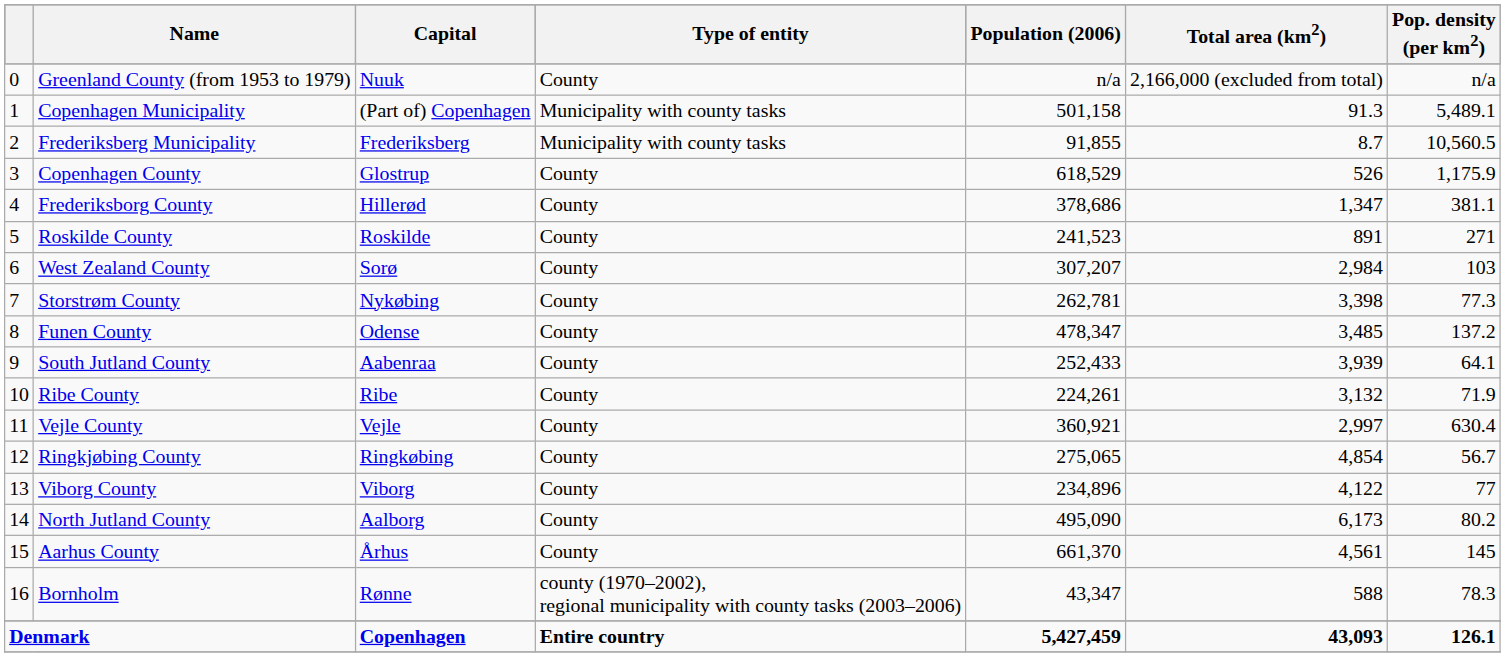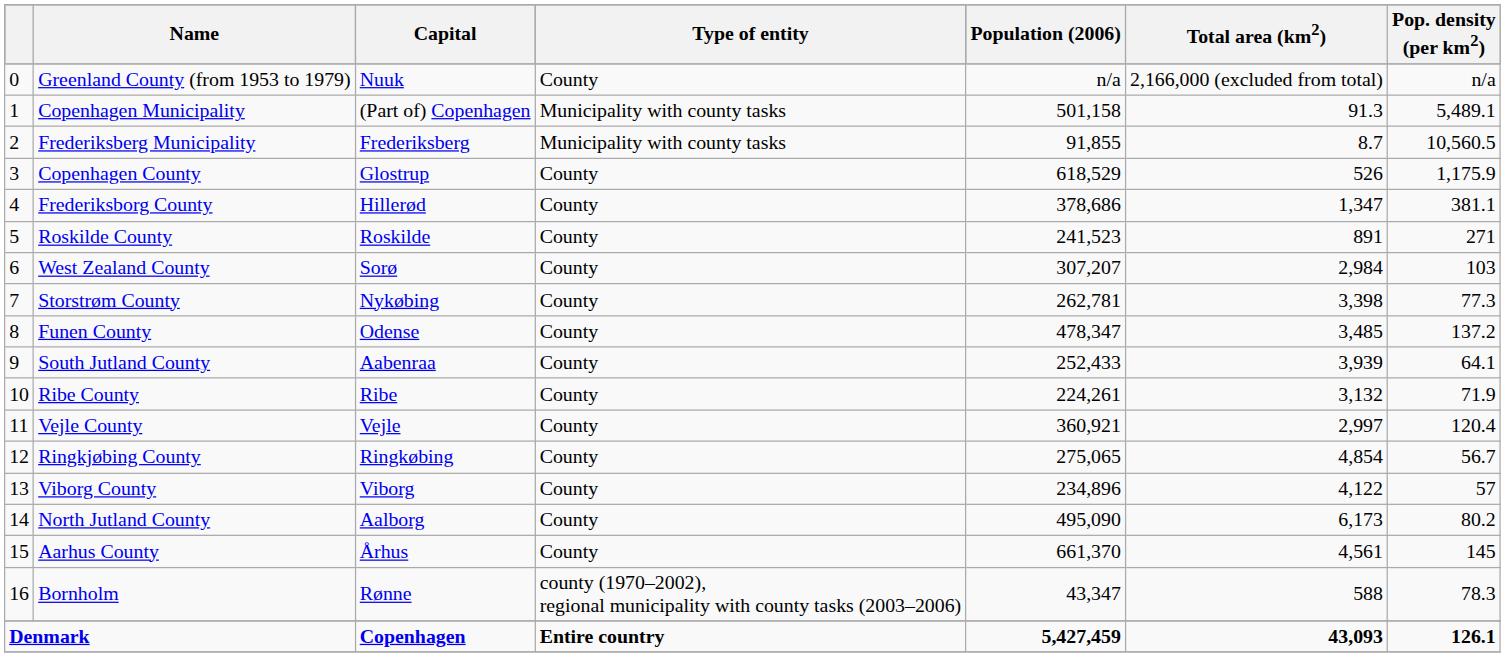(1473, 425) 630.4 -> (1473, 425) 120.4
(1486, 488) 77 -> (1486, 488) 57
